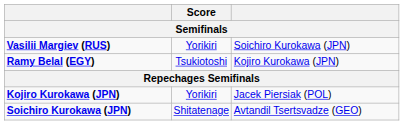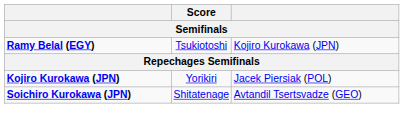- row: (58, 45)
